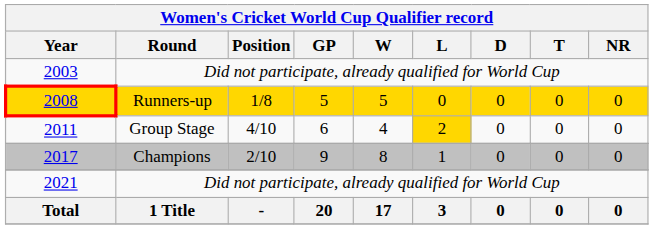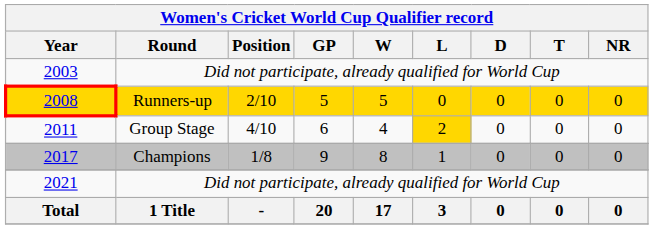(261, 100) 1/8 -> (261, 100) 2/10
(261, 156) 2/10 -> (261, 156) 1/8
